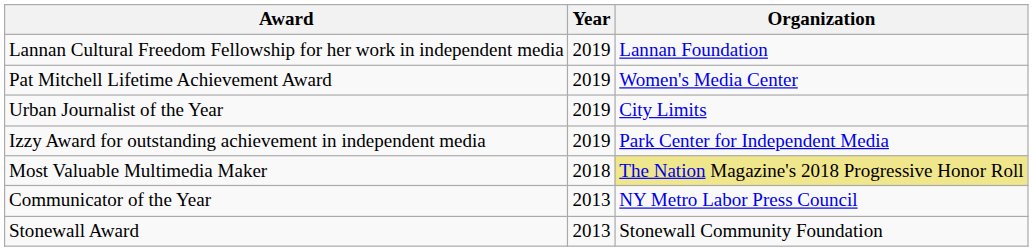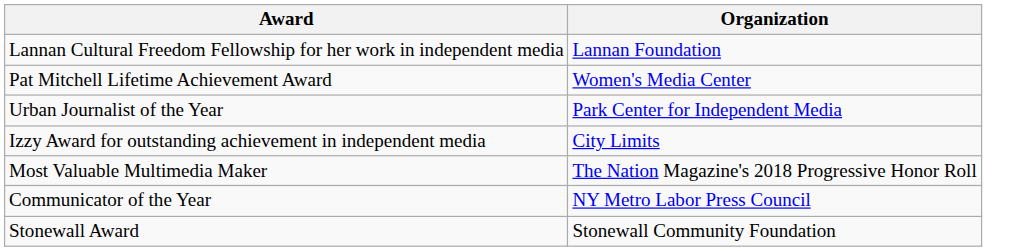- column: (591, 19)
(663, 110) City Limits -> (707, 110) Park Center for Independent Media
(754, 140) Park Center for Independent Media -> (616, 140) City Limits
(821, 170) khaki background -> (775, 170) no background
